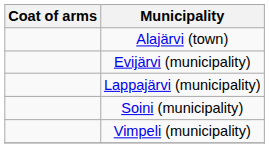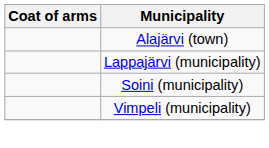- row: (182, 62)
